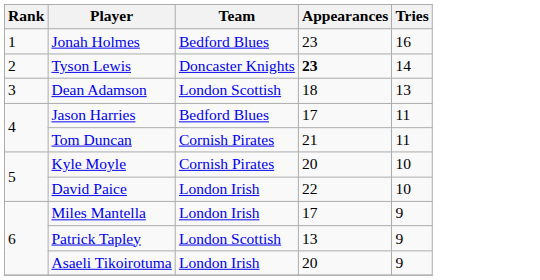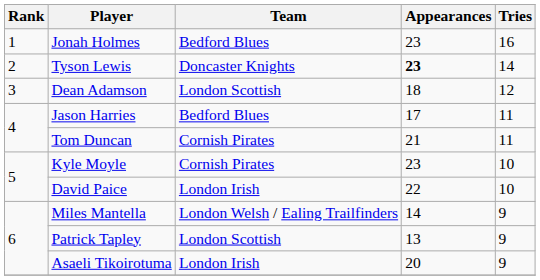(403, 90) 13 -> (506, 90) 12
(310, 164) 20 -> (413, 164) 23
(219, 213) London Irish -> (288, 213) London Welsh / Ealing Trailfinders
(310, 213) 17 -> (413, 213) 14
